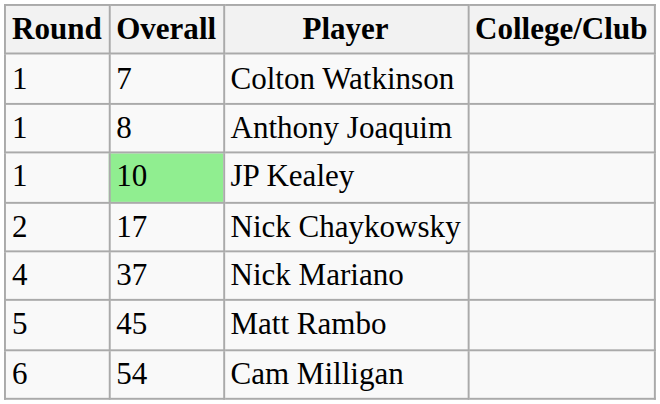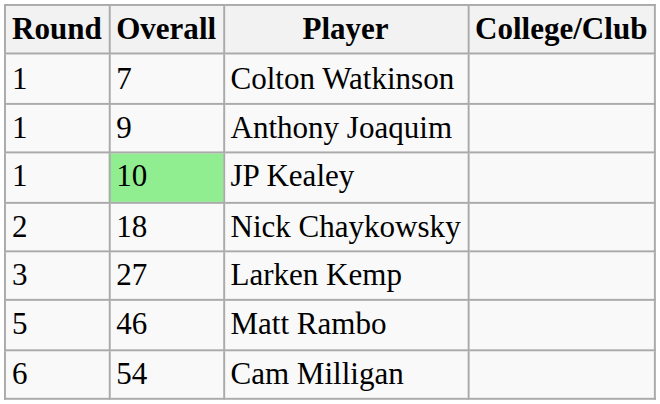(124, 127) 8 -> (124, 127) 9
(132, 226) 17 -> (132, 226) 18
+ row: (316, 275)
- row: (317, 275)
(132, 324) 45 -> (132, 324) 46
